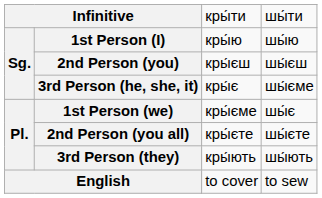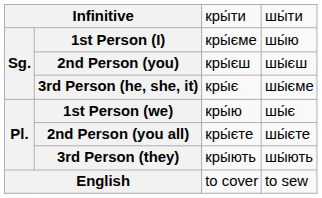(223, 39) кры́ю -> (231, 39) кры́єме
(231, 110) кры́єме -> (223, 110) кры́ю
